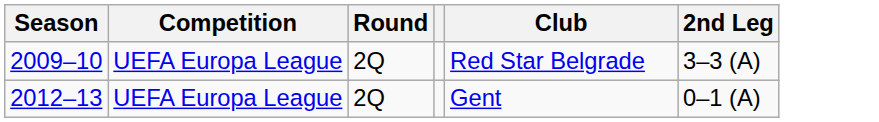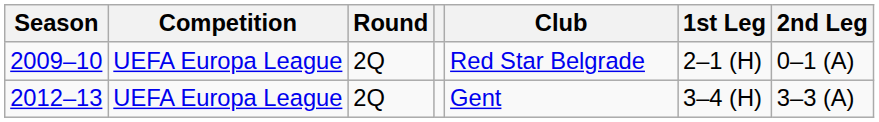+ column: (724, 23)
(722, 60) 3–3 (A) -> (816, 60) 0–1 (A)
(722, 98) 0–1 (A) -> (816, 98) 3–3 (A)
